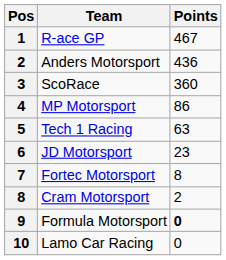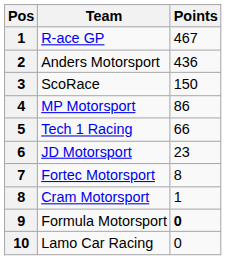(186, 84) 360 -> (186, 84) 150
(182, 129) 63 -> (182, 129) 66
(178, 197) 2 -> (178, 197) 1
